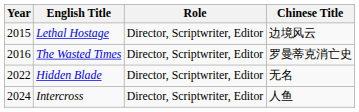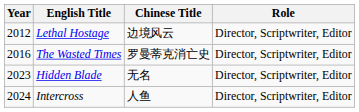columns swapped: (310, 13) <-> (195, 13)
(19, 33) 2015 -> (19, 33) 2012
(19, 75) 2022 -> (19, 75) 2023
